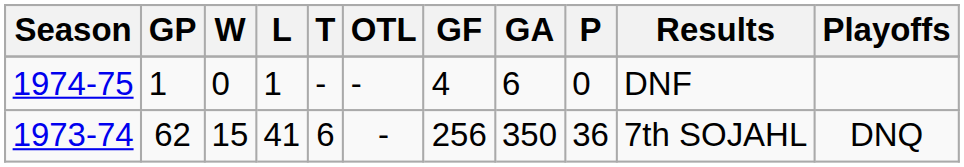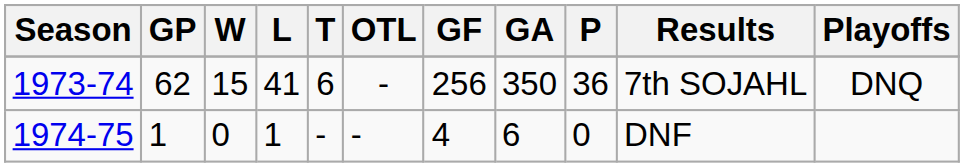rows swapped: (73, 135) <-> (73, 82)
